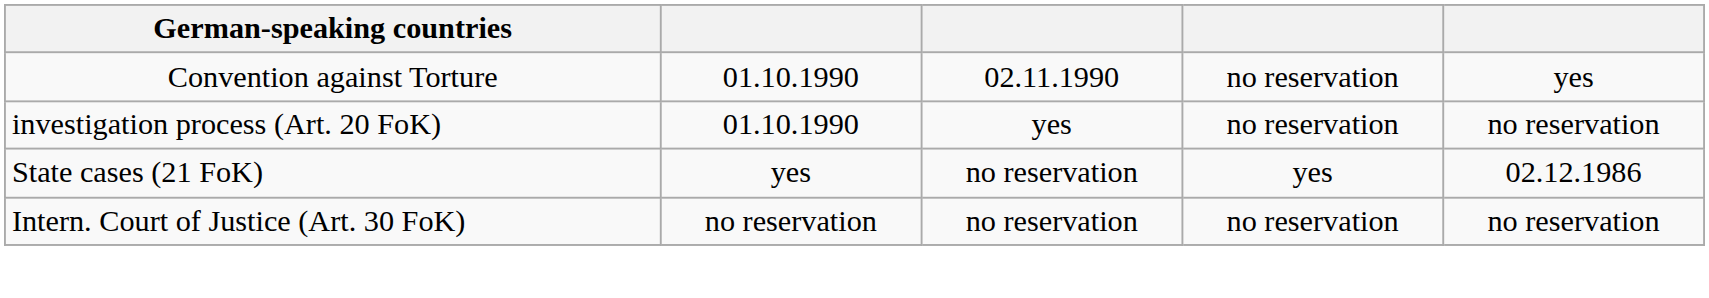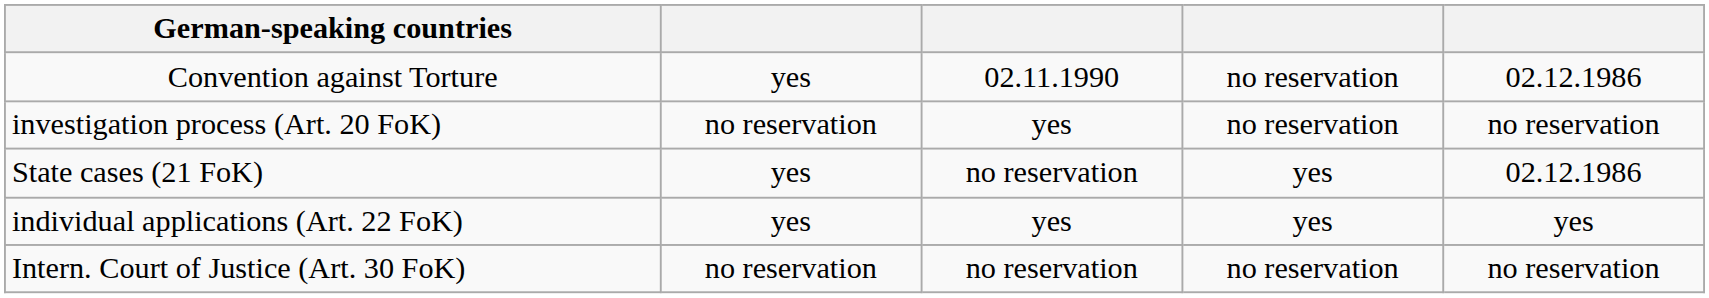(791, 76) 01.10.1990 -> (791, 76) yes
(1574, 76) yes -> (1574, 76) 02.12.1986
(791, 124) 01.10.1990 -> (791, 124) no reservation
+ row: (237, 220)
